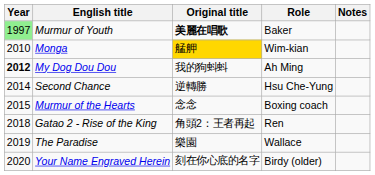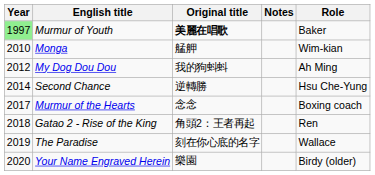columns swapped: (299, 12) <-> (353, 12)
(186, 49) gold background -> (186, 49) no background
(19, 68) bold -> (19, 68) normal
(19, 105) 2015 -> (19, 105) 2017
(186, 142) 樂園 -> (217, 142) 刻在你心底的名字
(217, 161) 刻在你心底的名字 -> (186, 161) 樂園
